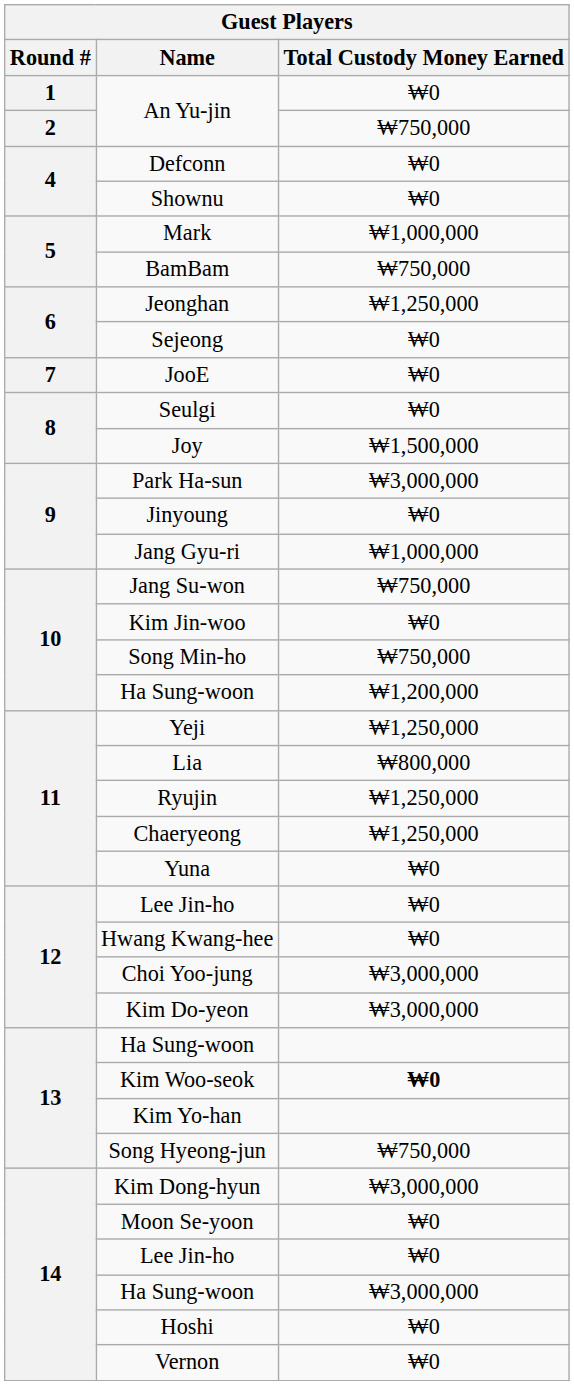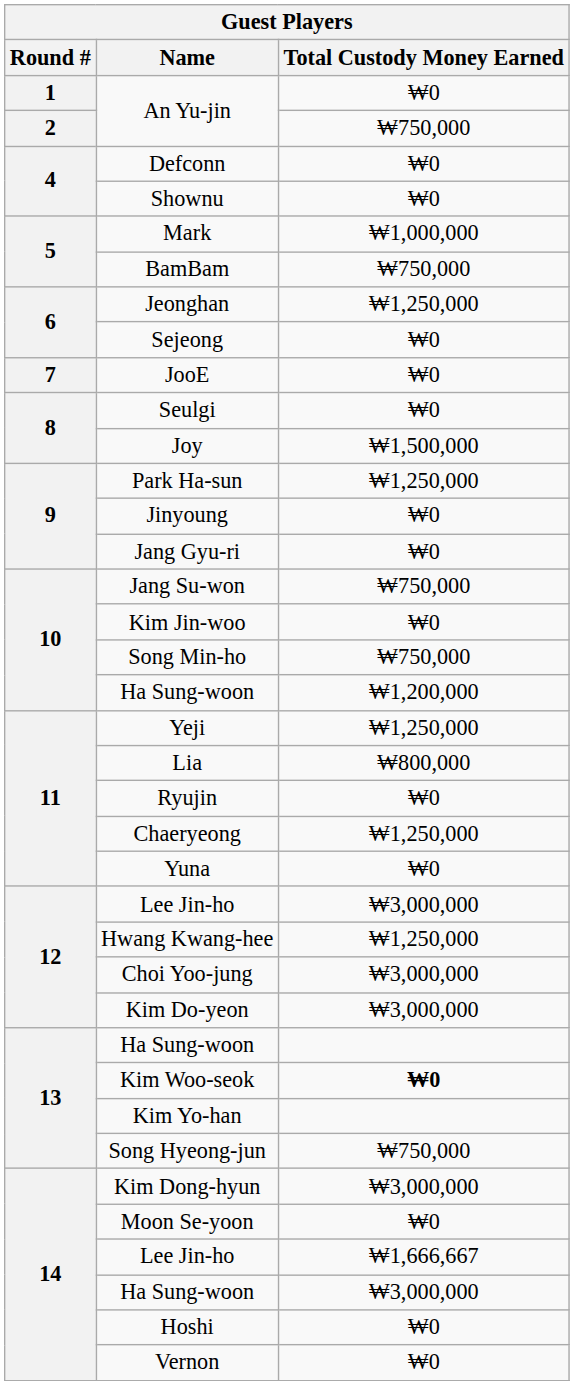(424, 480) ₩3,000,000 -> (424, 480) ₩1,250,000
(424, 551) ₩1,000,000 -> (424, 551) ₩0
(424, 798) ₩1,250,000 -> (424, 798) ₩0
(424, 903) ₩0 -> (424, 903) ₩3,000,000
(424, 939) ₩0 -> (424, 939) ₩1,250,000
(424, 1256) ₩0 -> (424, 1256) ₩1,666,667
